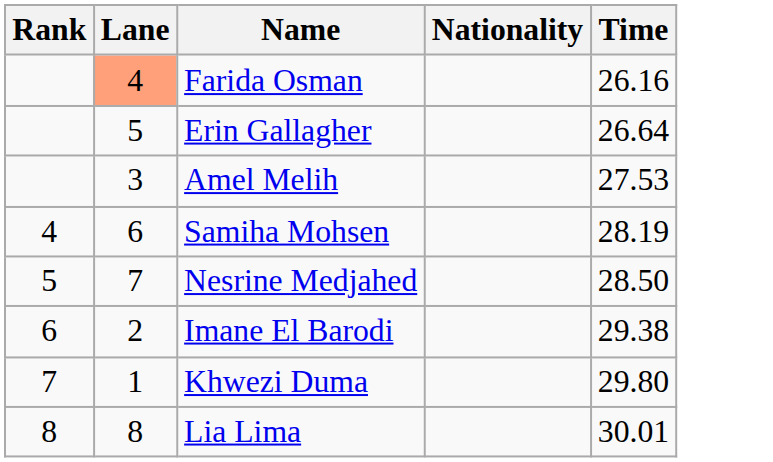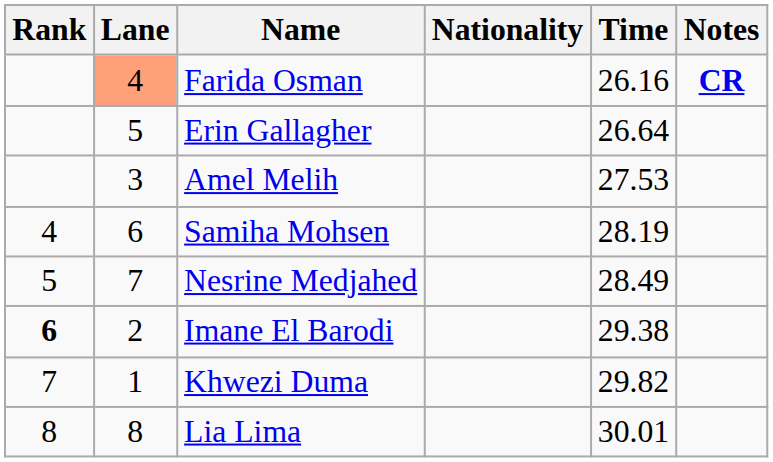+ column: (722, 29)
(633, 280) 28.50 -> (633, 280) 28.49
(49, 331) normal -> (49, 331) bold
(633, 381) 29.80 -> (633, 381) 29.82
